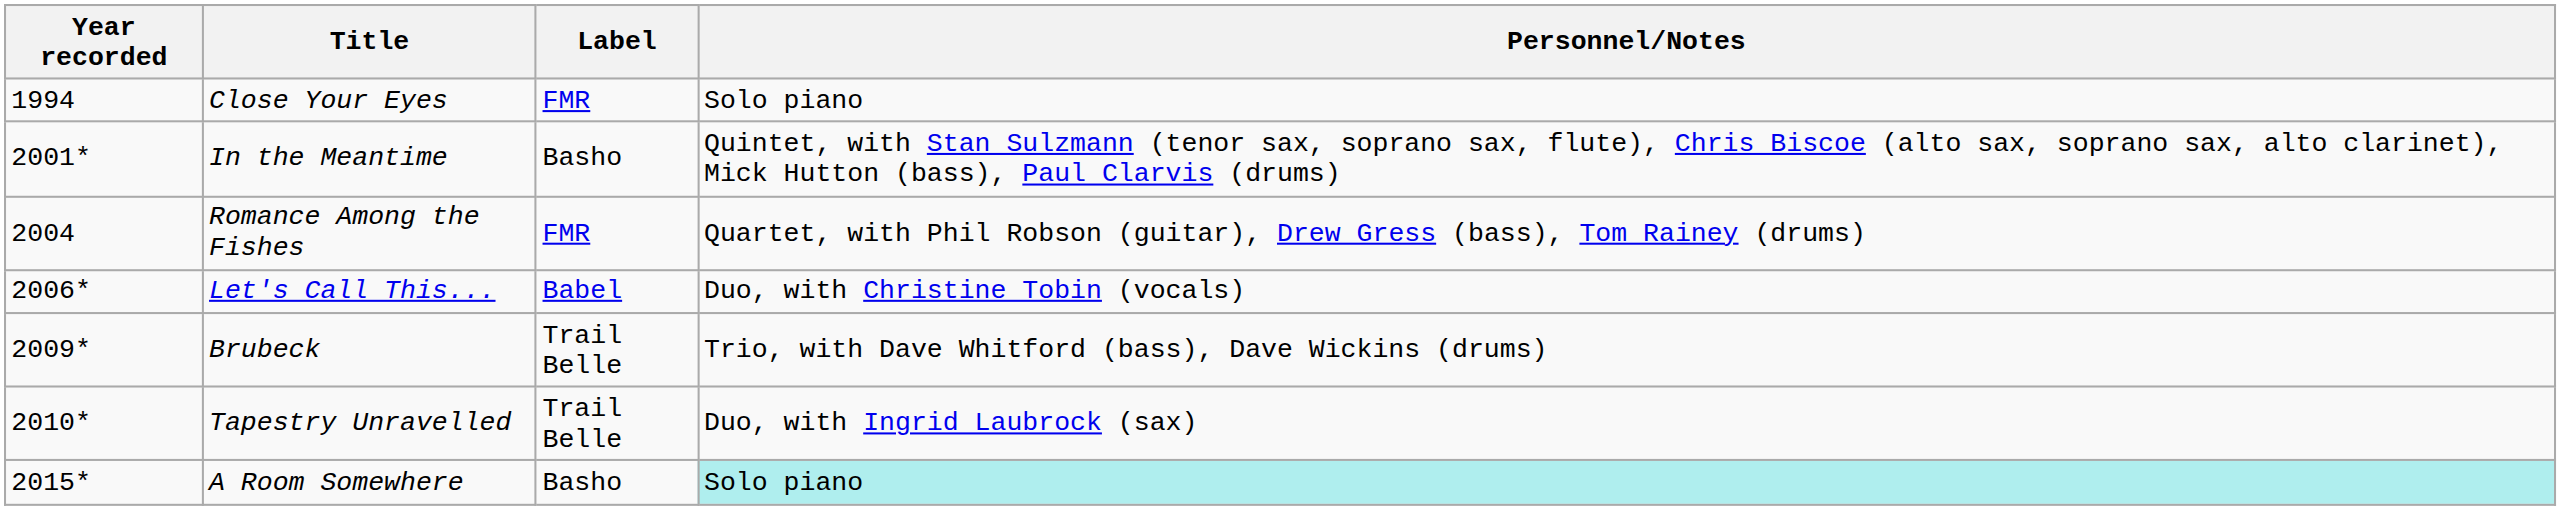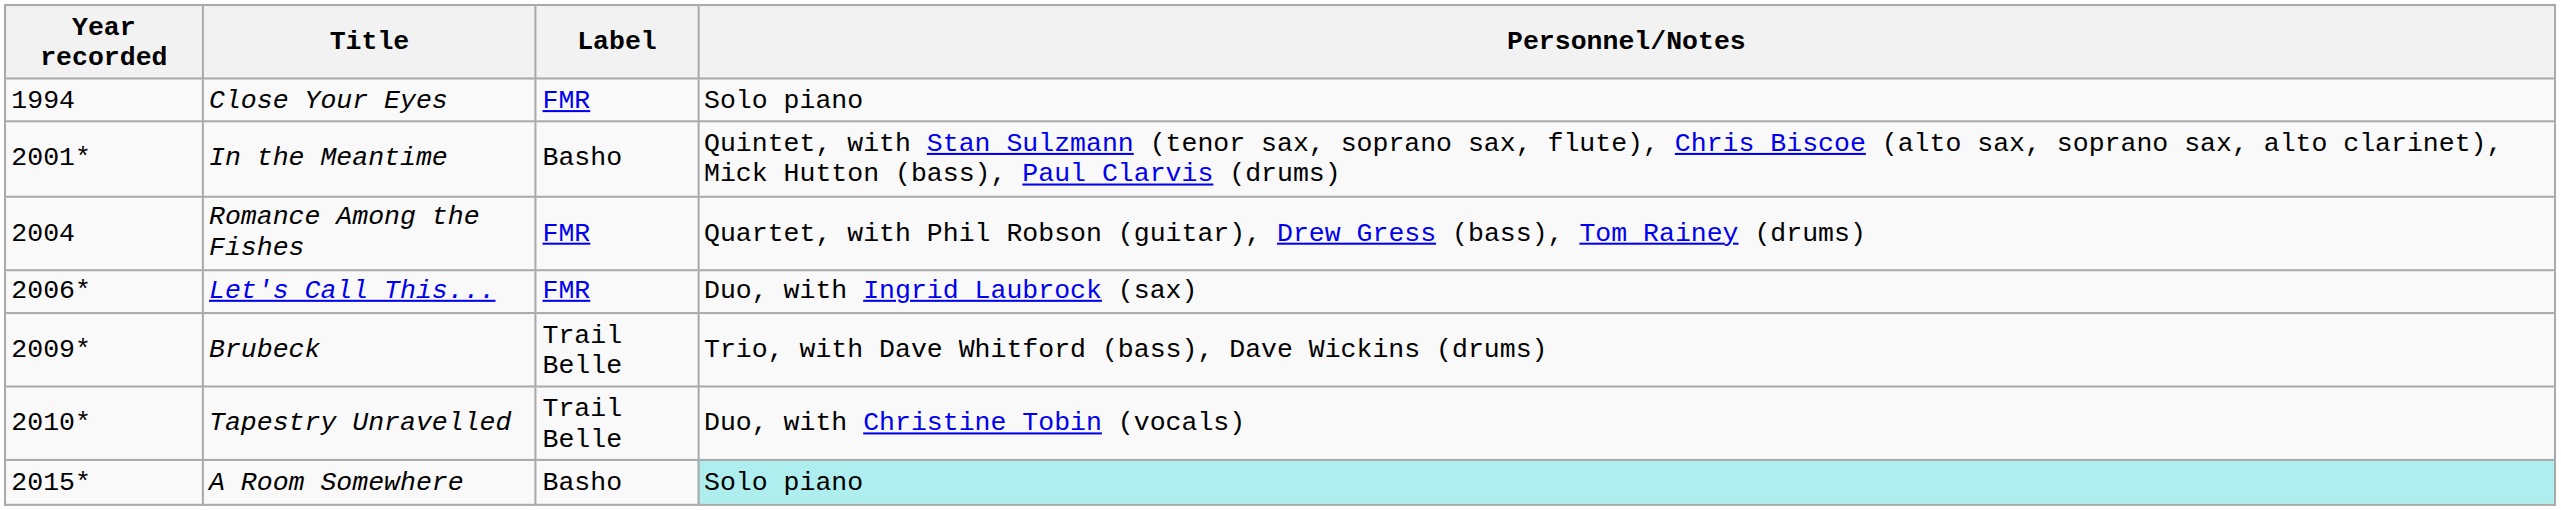(582, 291) Babel -> (566, 291) FMR
(975, 291) Duo, with Christine Tobin (vocals) -> (951, 291) Duo, with Ingrid Laubrock (sax)
(951, 424) Duo, with Ingrid Laubrock (sax) -> (975, 424) Duo, with Christine Tobin (vocals)
